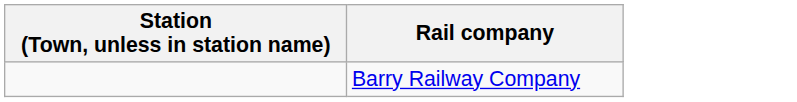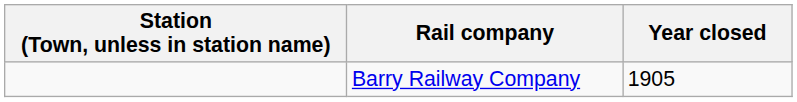+ column: (707, 33)
